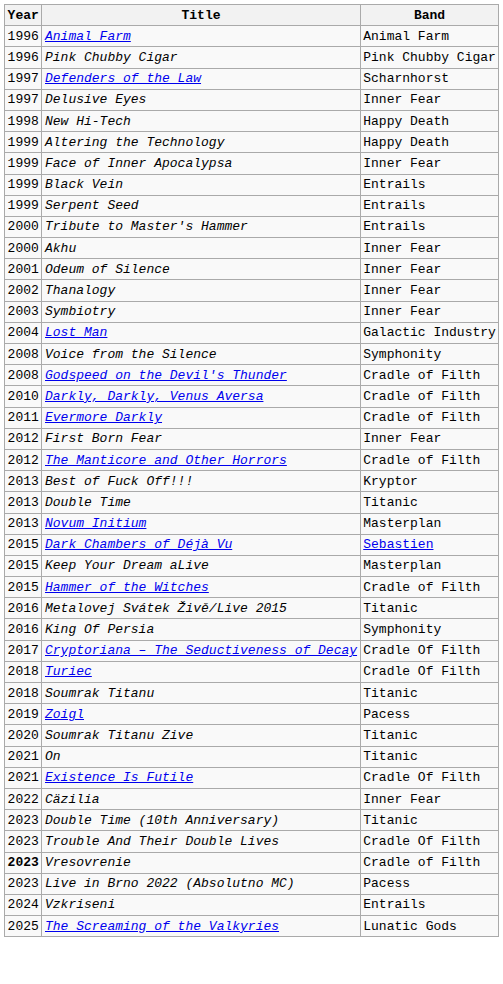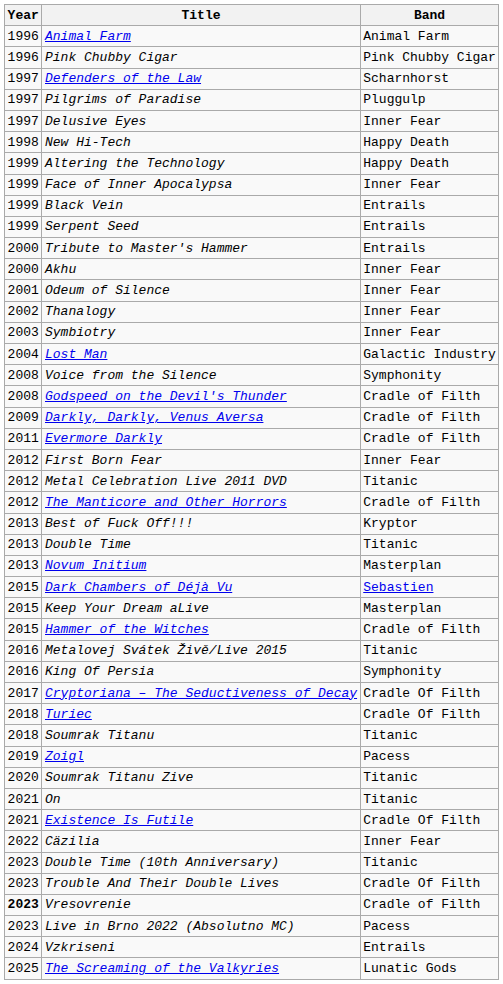+ row: (123, 100)
(23, 396) 2010 -> (23, 418) 2009
+ row: (166, 481)
